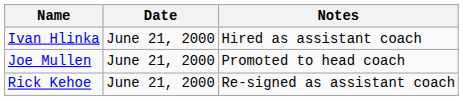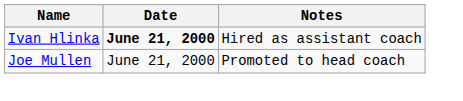(161, 39) normal -> (161, 39) bold
- row: (50, 84)
